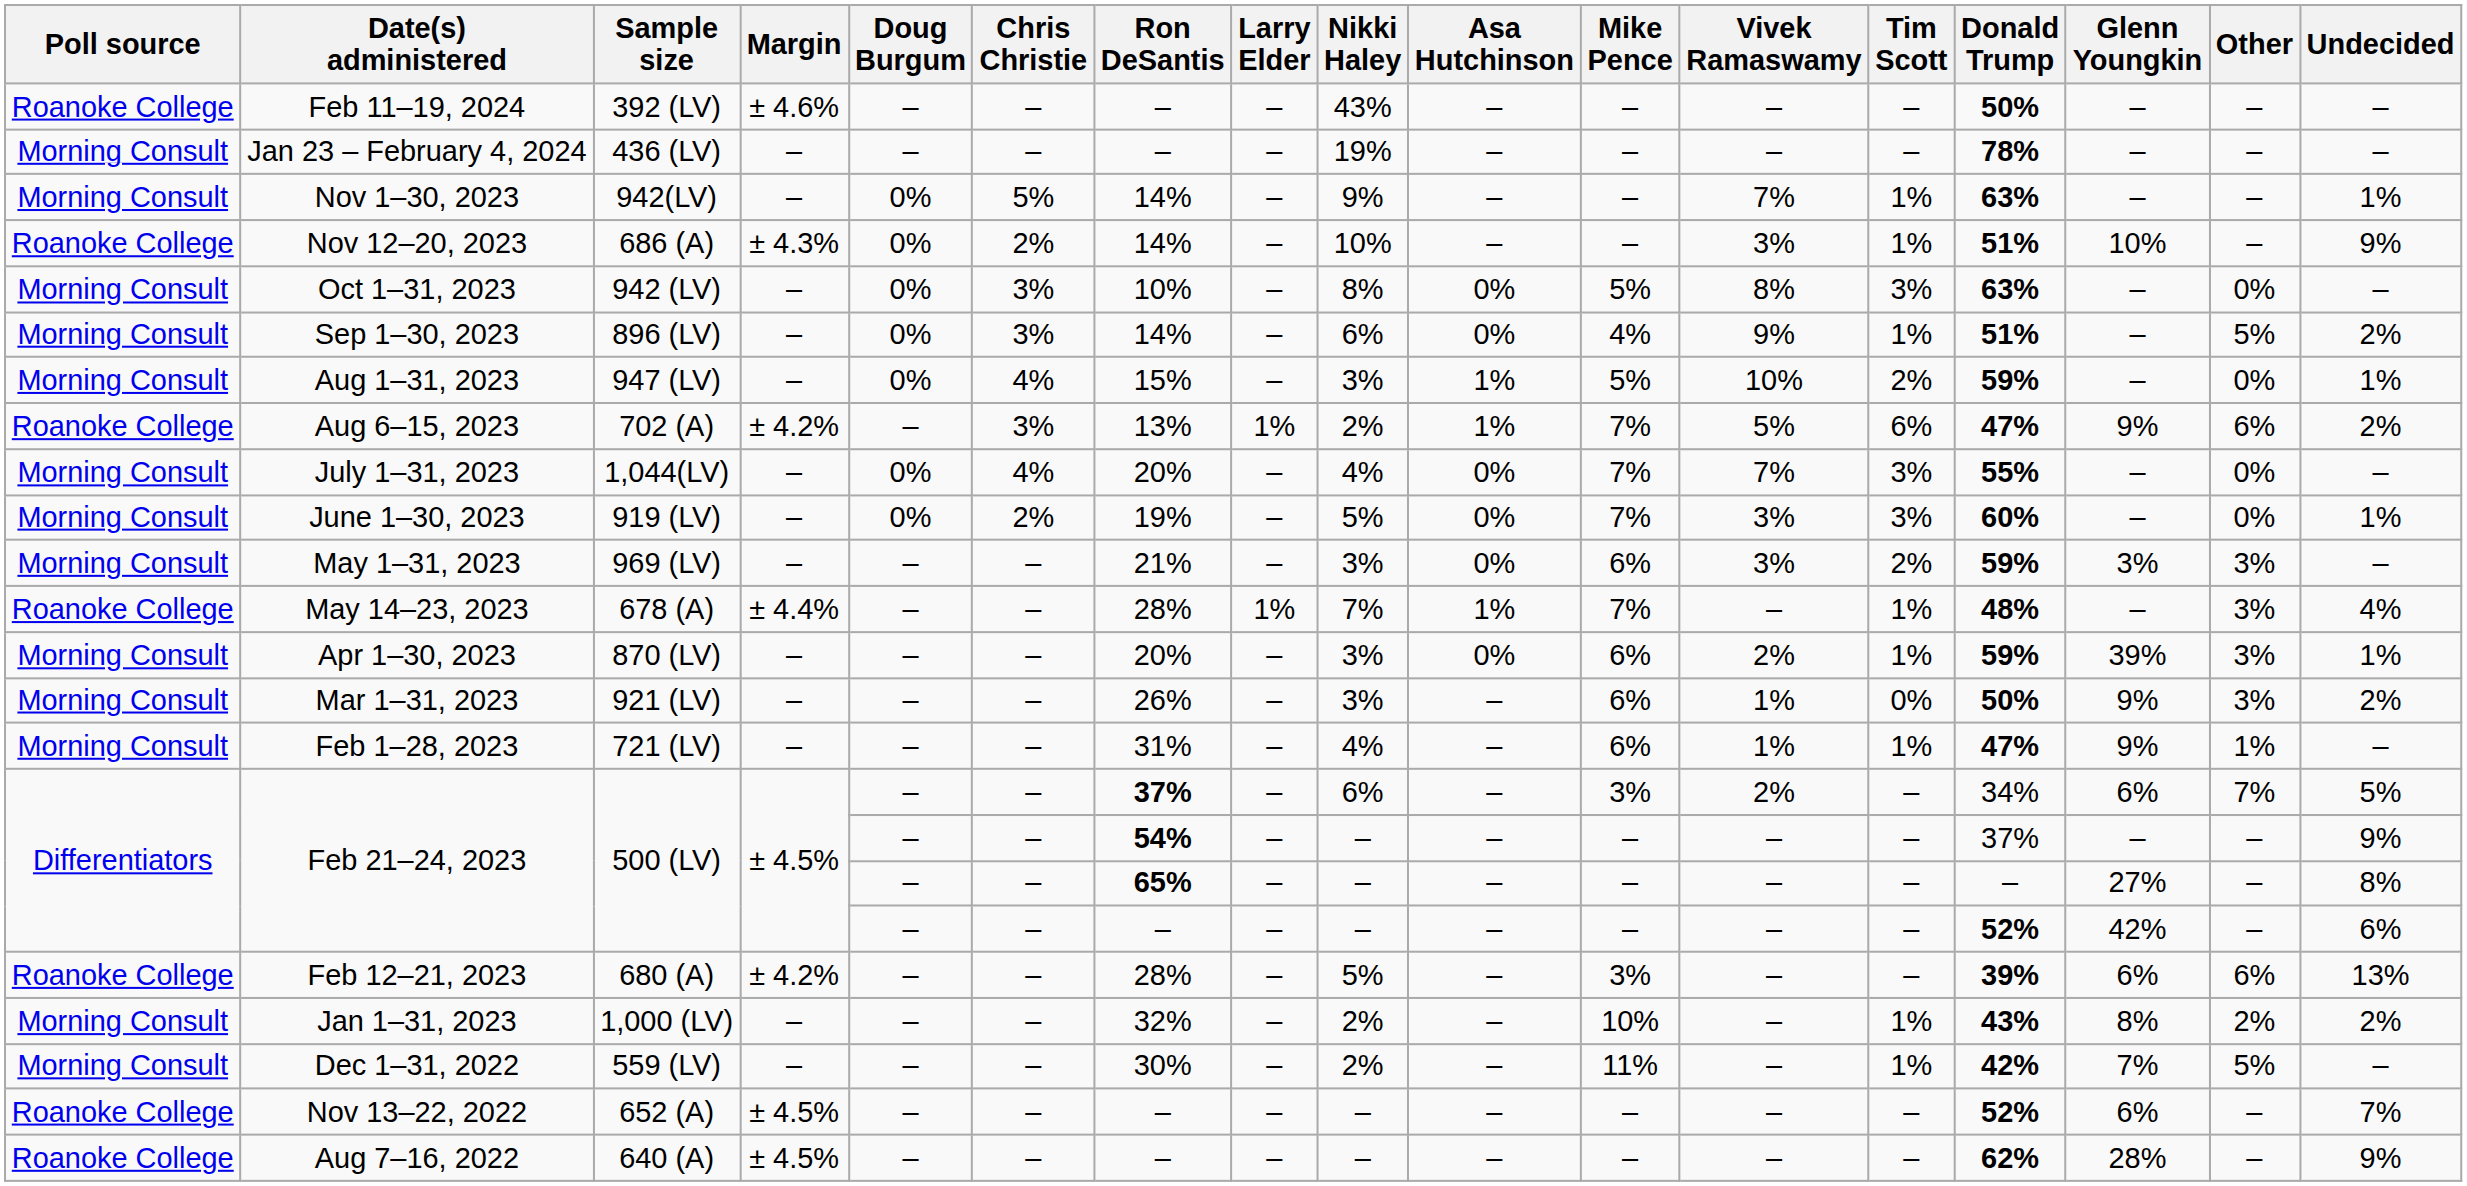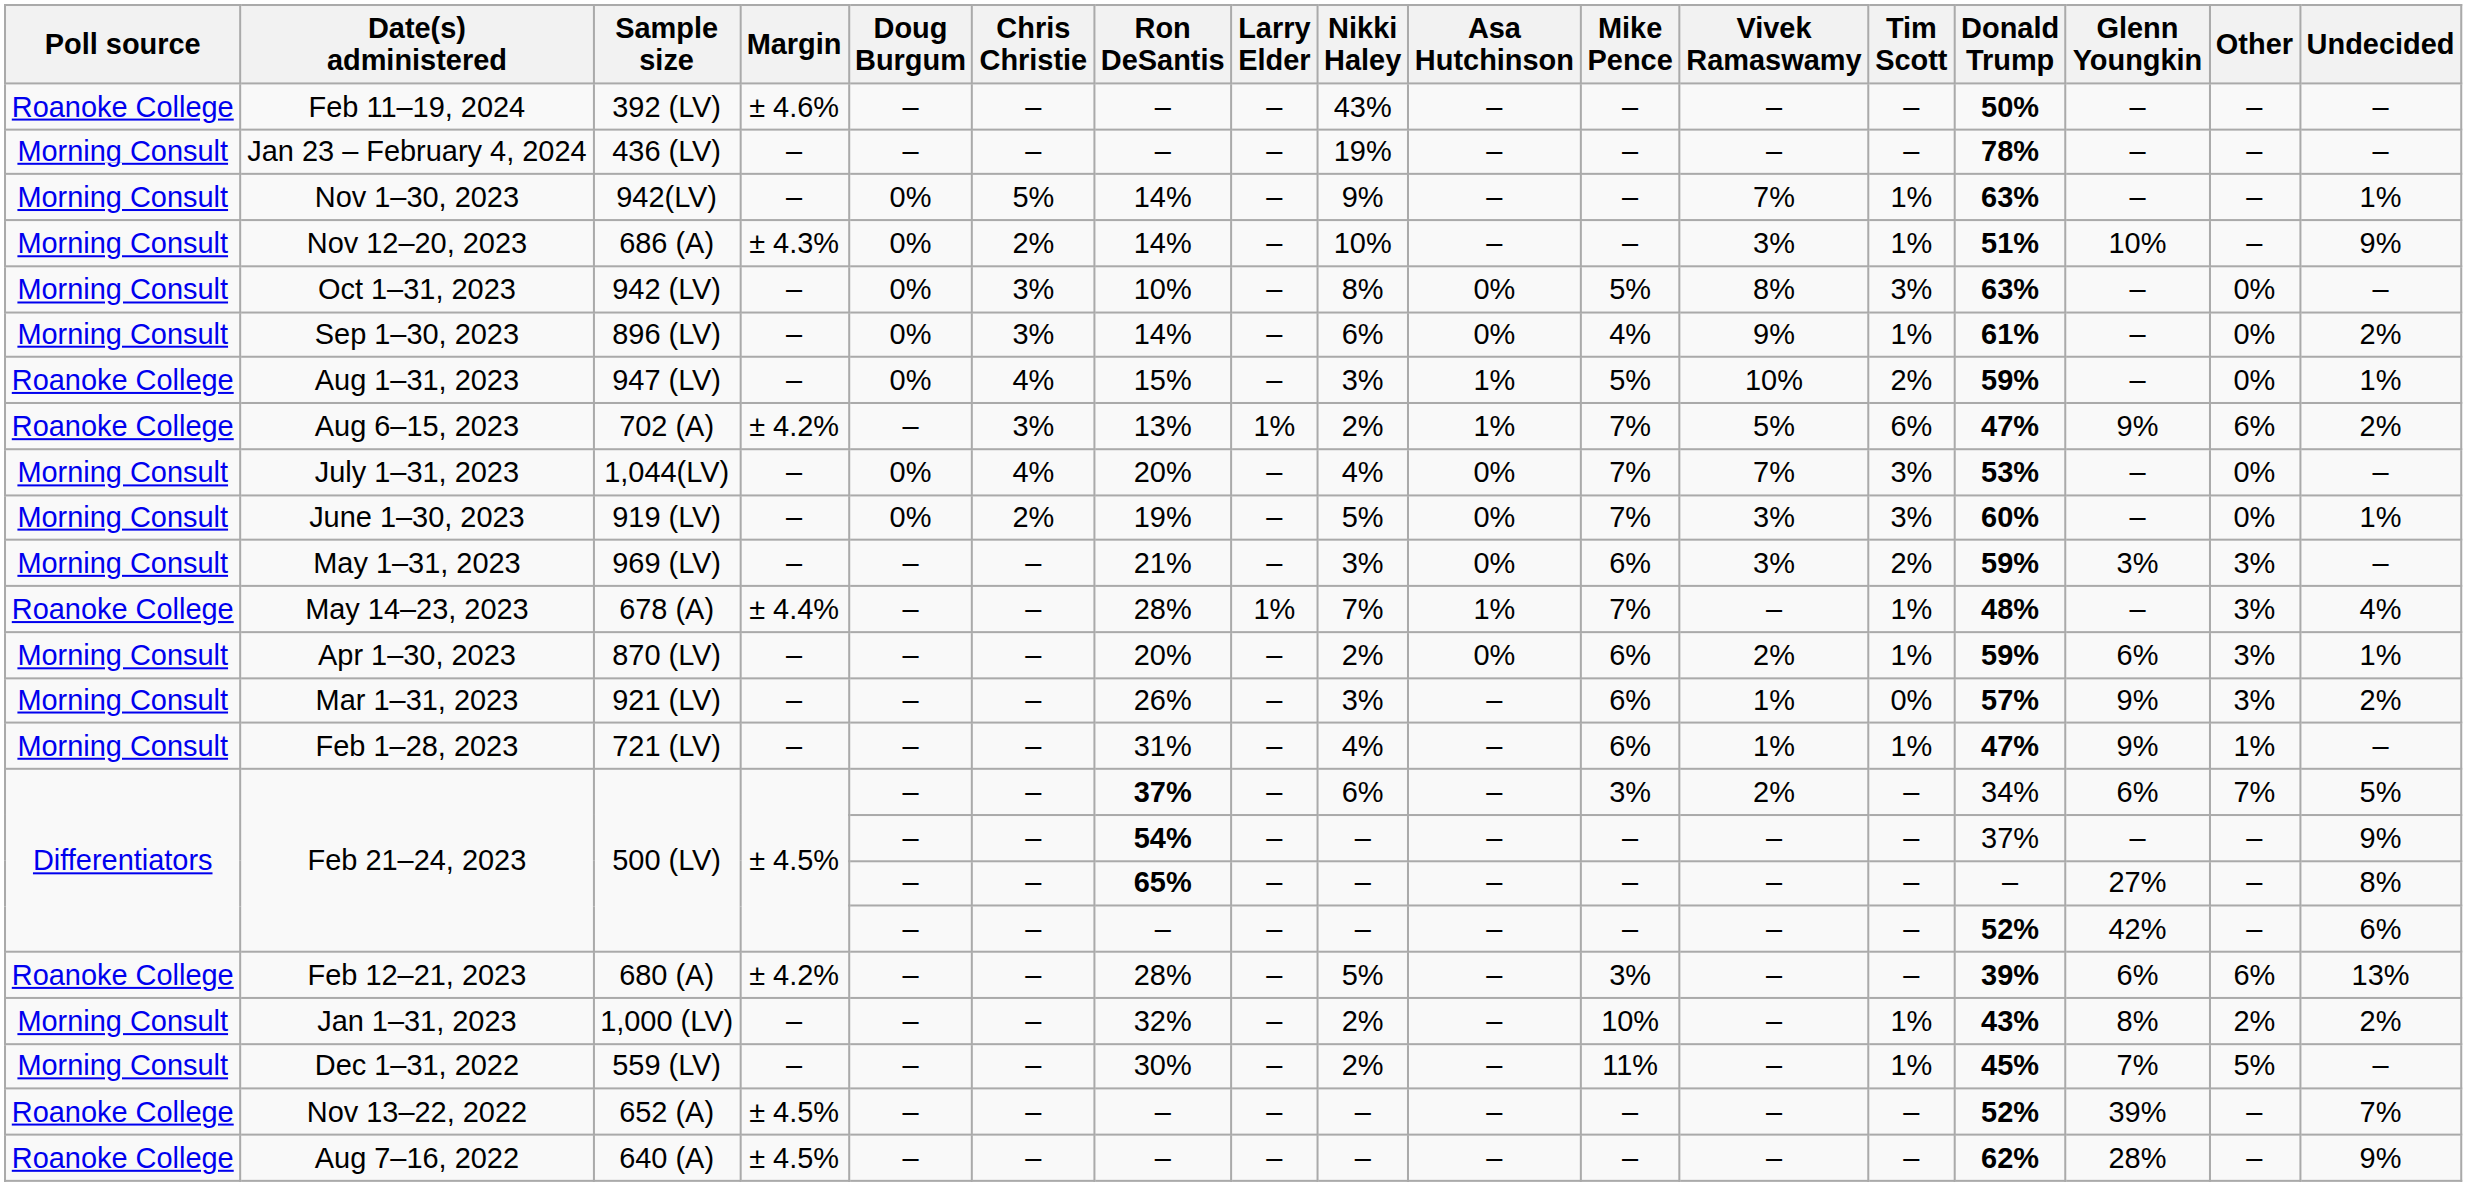(123, 243) Roanoke College -> (123, 243) Morning Consult
(2010, 335) 51% -> (2010, 335) 61%
(2254, 335) 5% -> (2254, 335) 0%
(123, 381) Morning Consult -> (123, 381) Roanoke College
(2010, 472) 55% -> (2010, 472) 53%
(1363, 655) 3% -> (1363, 655) 2%
(2137, 655) 39% -> (2137, 655) 6%
(2010, 701) 50% -> (2010, 701) 57%
(2010, 1066) 42% -> (2010, 1066) 45%
(2137, 1112) 6% -> (2137, 1112) 39%
